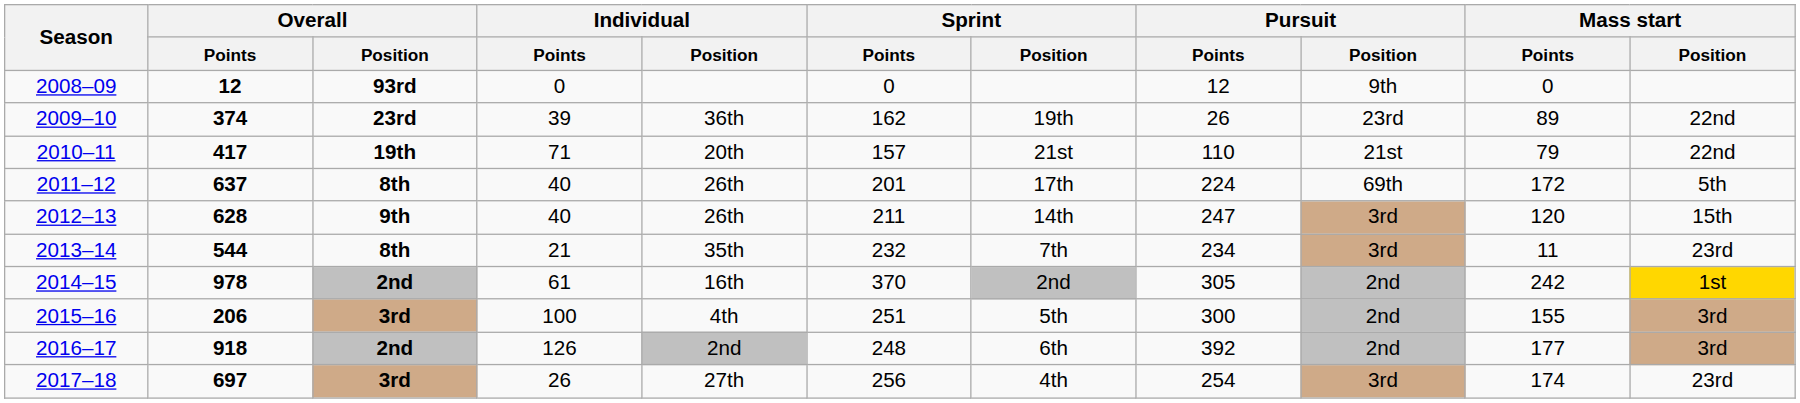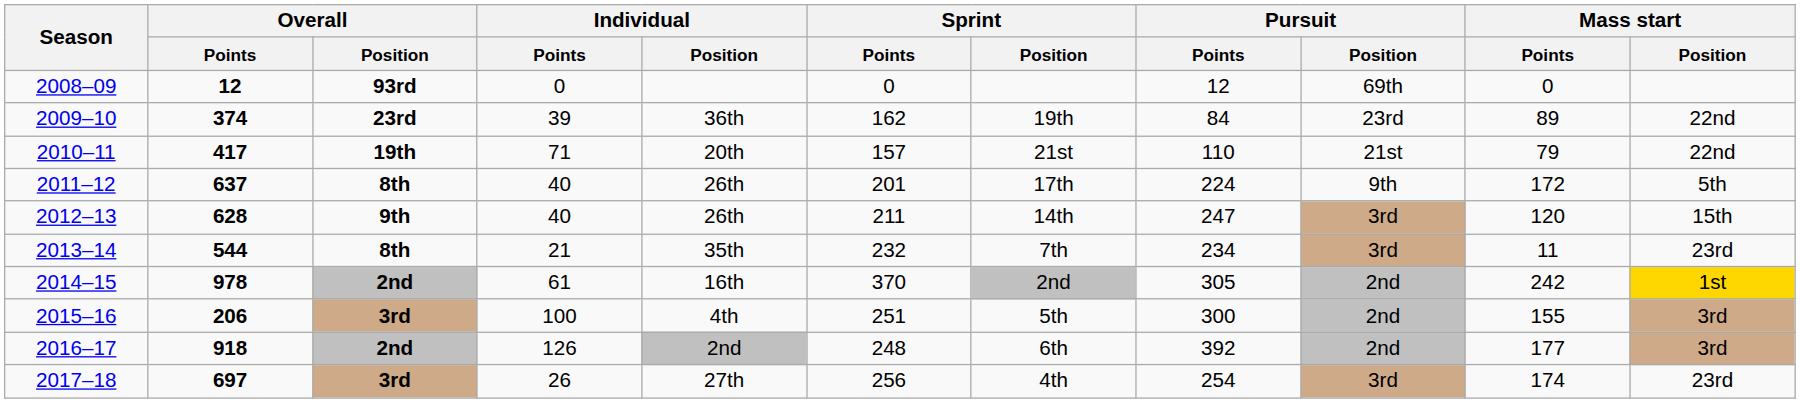(1383, 86) 9th -> (1383, 86) 69th
(1218, 119) 26 -> (1218, 119) 84
(1383, 184) 69th -> (1383, 184) 9th
